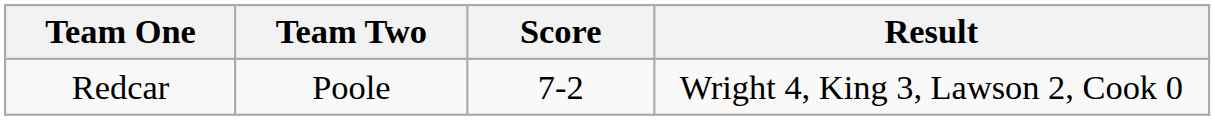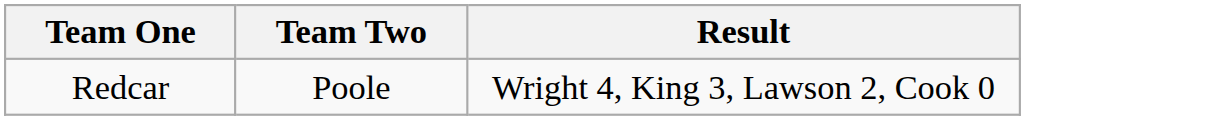- column: (561, 31)
